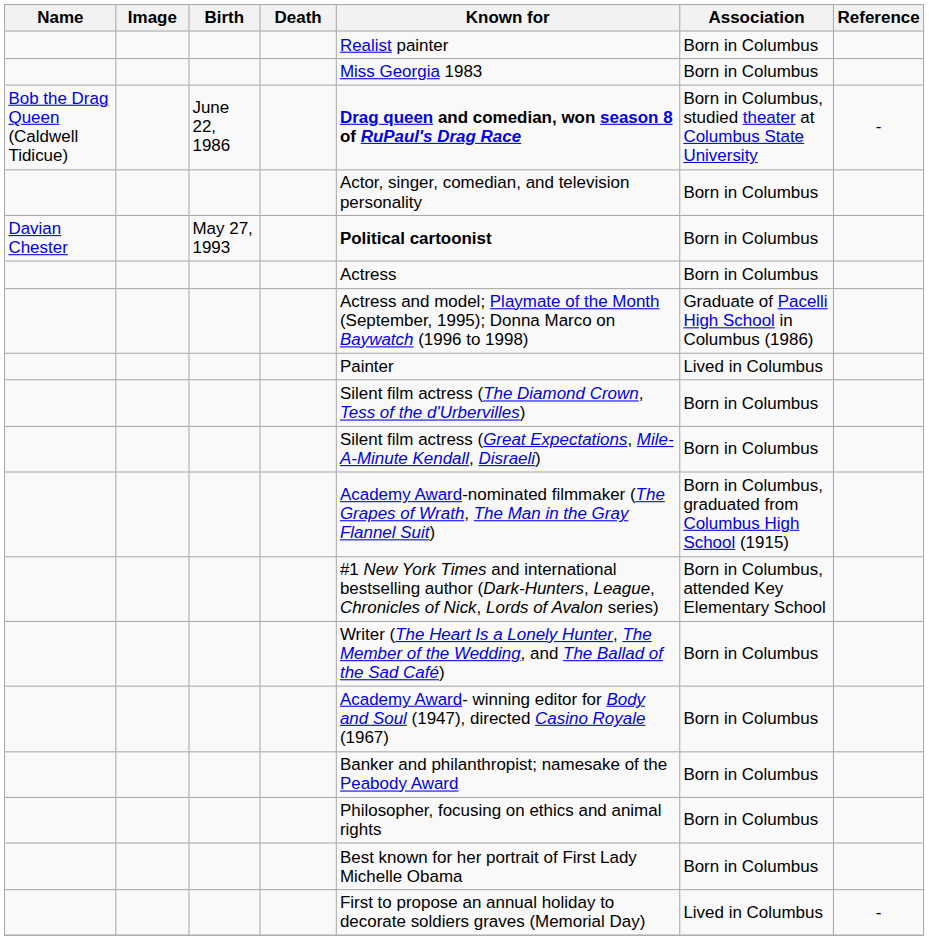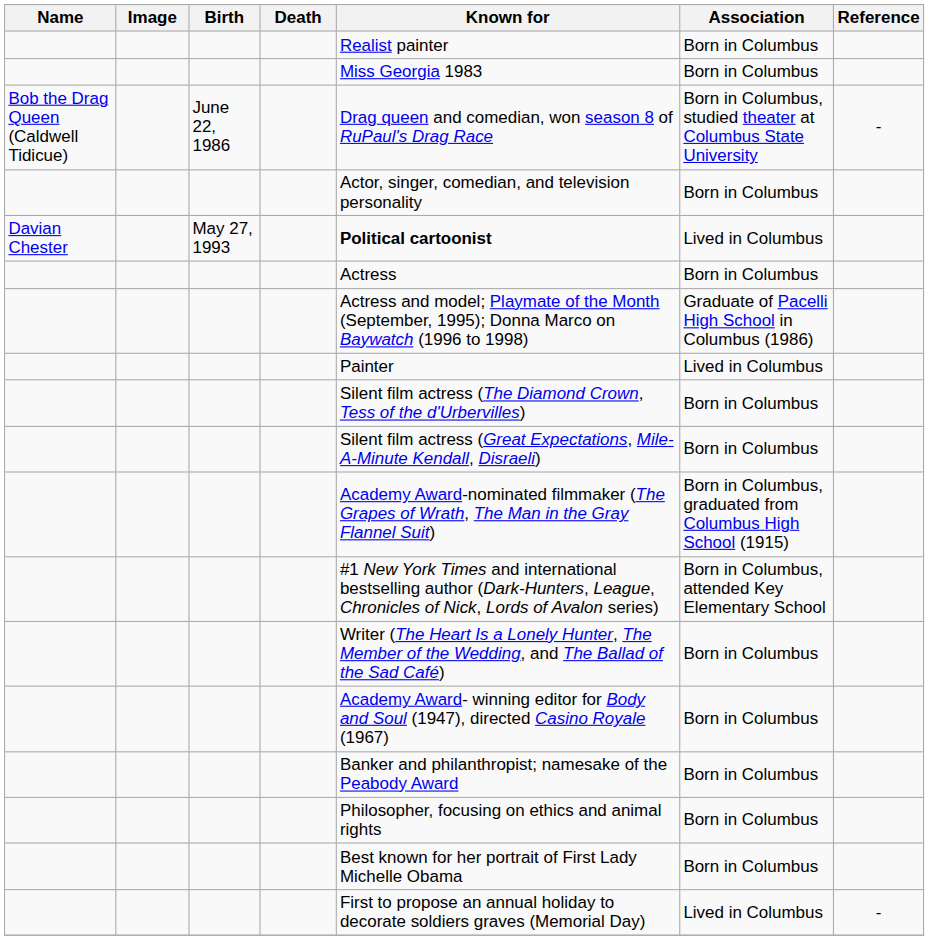(506, 127) bold -> (506, 127) normal
(751, 238) Born in Columbus -> (753, 238) Lived in Columbus
